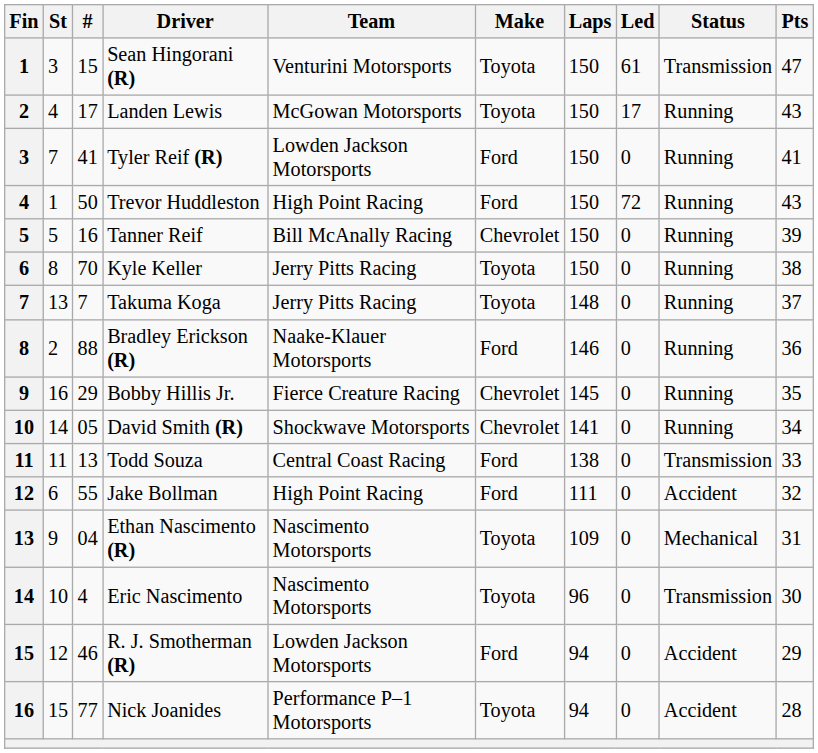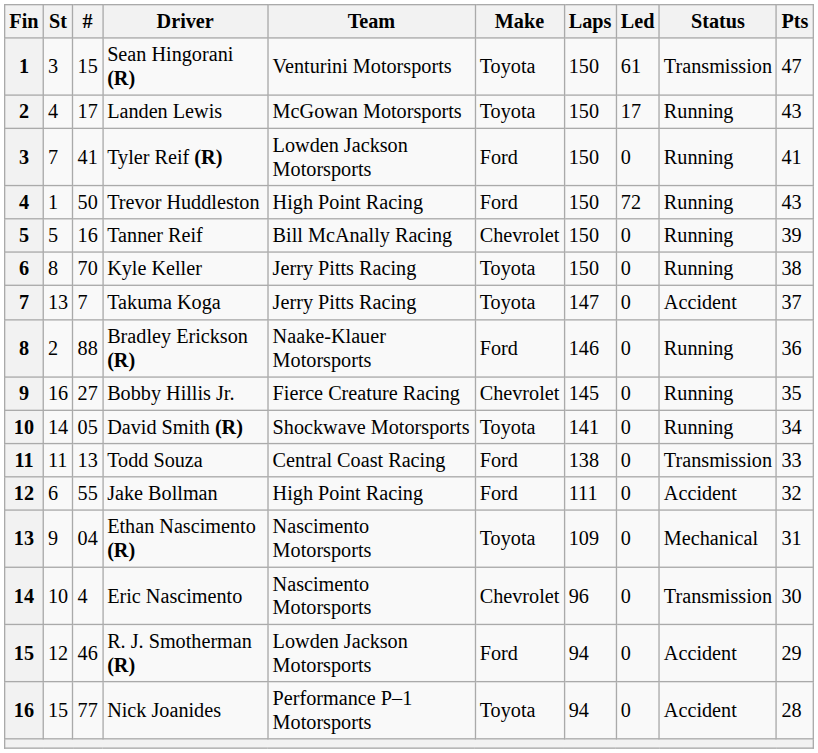(584, 302) 148 -> (584, 302) 147
(699, 302) Running -> (700, 302) Accident
(88, 393) 29 -> (88, 393) 27
(519, 426) Chevrolet -> (508, 426) Toyota
(508, 595) Toyota -> (519, 595) Chevrolet
